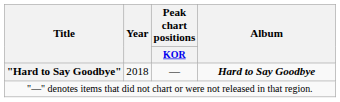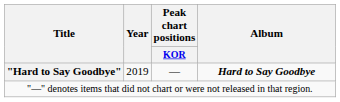(137, 71) 2018 -> (137, 71) 2019
